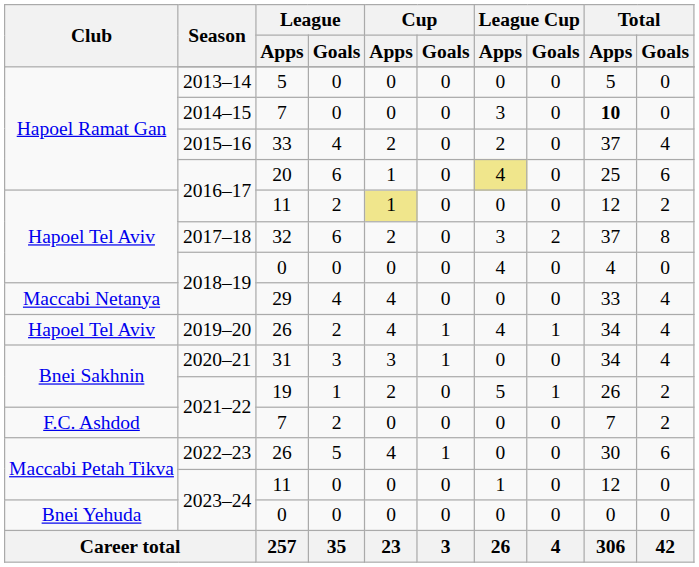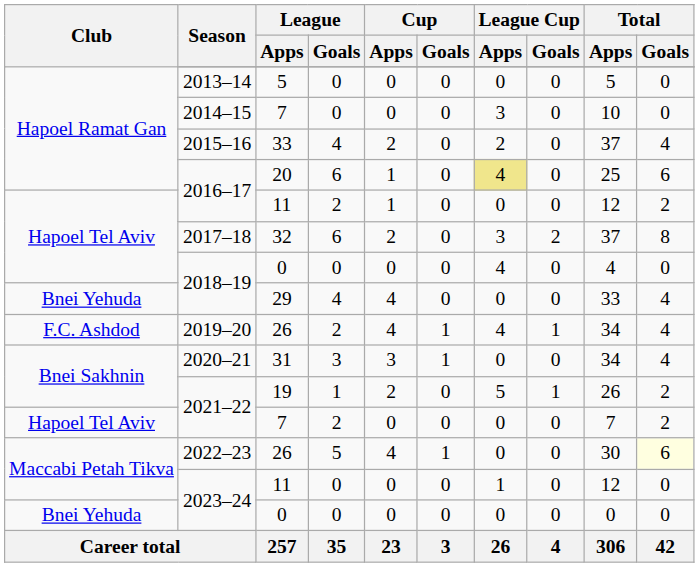(611, 112) bold -> (611, 112) normal
(391, 205) khaki background -> (391, 205) no background
(92, 298) Maccabi Netanya -> (92, 298) Bnei Yehuda
(92, 329) Hapoel Tel Aviv -> (92, 329) F.C. Ashdod
(92, 422) F.C. Ashdod -> (92, 422) Hapoel Tel Aviv
(665, 453) no background -> (665, 453) lightyellow background
